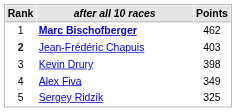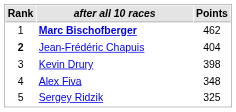(212, 48) 403 -> (212, 48) 404
(212, 81) 349 -> (212, 81) 348
